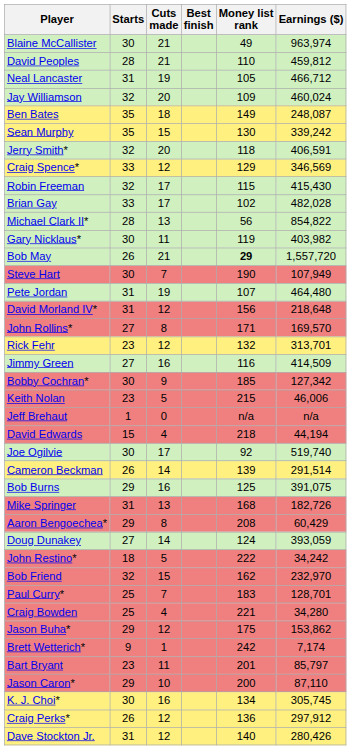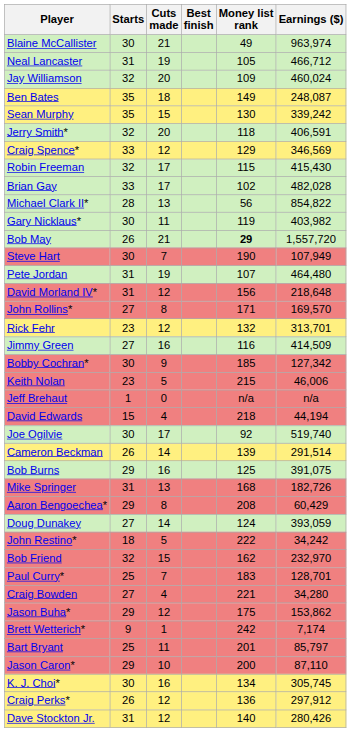- row: (43, 61)
(128, 612) 25 -> (128, 594) 27
(128, 665) 23 -> (128, 647) 25
